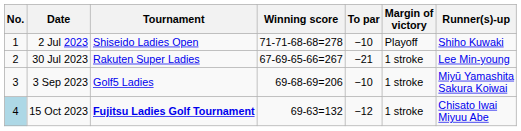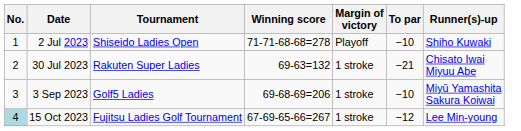columns swapped: (364, 19) <-> (409, 19)
(301, 59) 67-69-65-66=267 -> (304, 65) 69-63=132
(474, 59) Lee Min-young -> (455, 65) Chisato Iwai Miyuu Abe
(174, 112) bold -> (168, 118) normal
(317, 112) 69-63=132 -> (289, 118) 67-69-65-66=267
(468, 112) Chisato Iwai Miyuu Abe -> (462, 118) Lee Min-young
